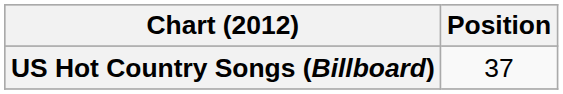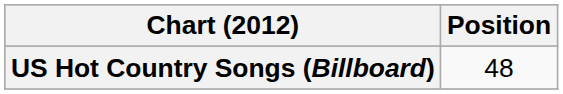(499, 67) 37 -> (499, 67) 48
